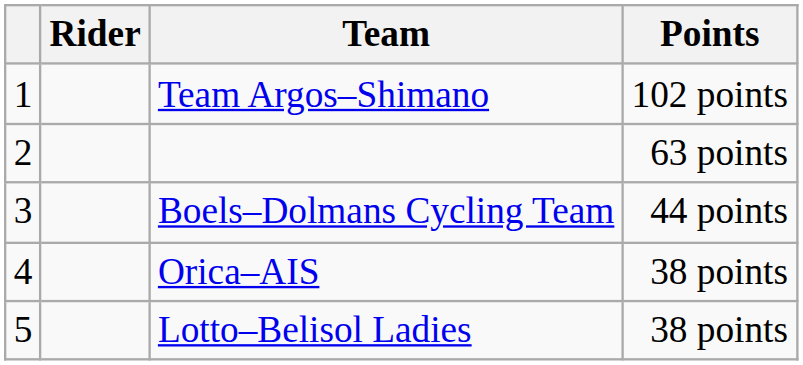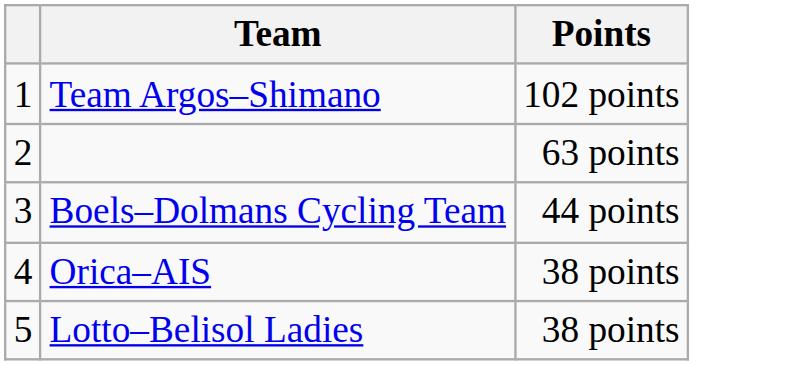- column: (95, 34)
